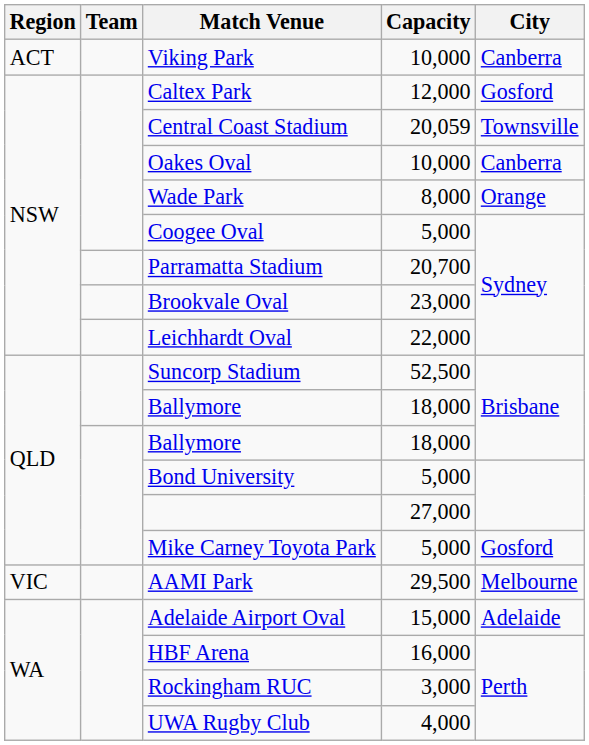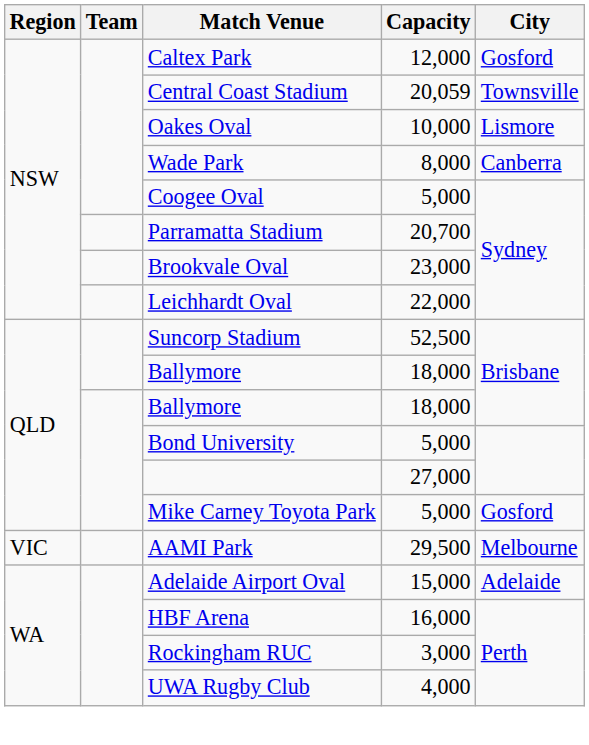- row: (201, 57)
(521, 162) Canberra -> (518, 127) Lismore
(513, 197) Orange -> (521, 162) Canberra
